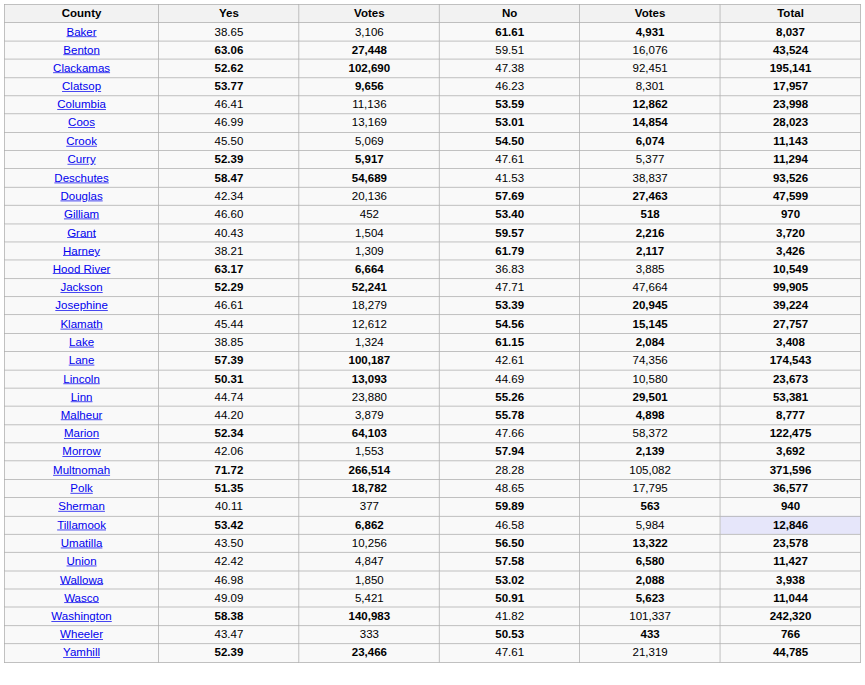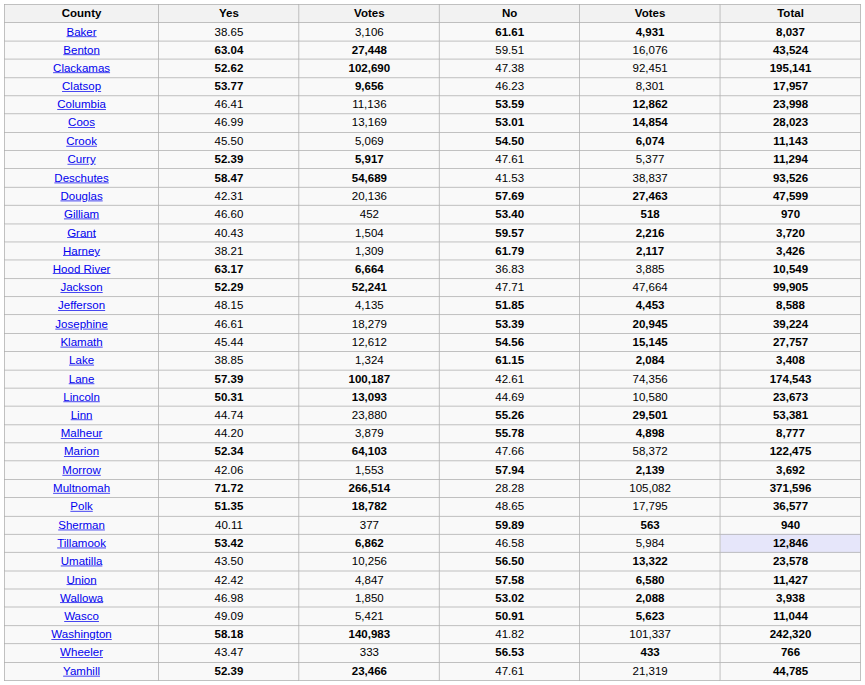(229, 50) 63.06 -> (229, 50) 63.04
(229, 196) 42.34 -> (229, 196) 42.31
+ row: (82, 305)
(229, 616) 58.38 -> (229, 634) 58.18
(510, 634) 50.53 -> (510, 653) 56.53
